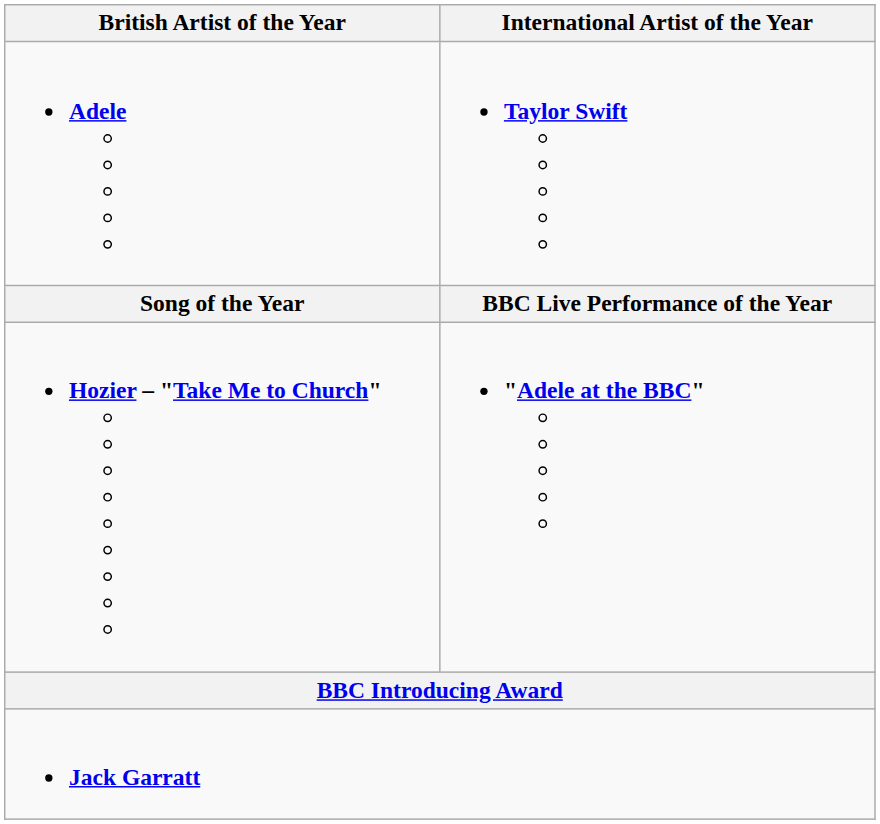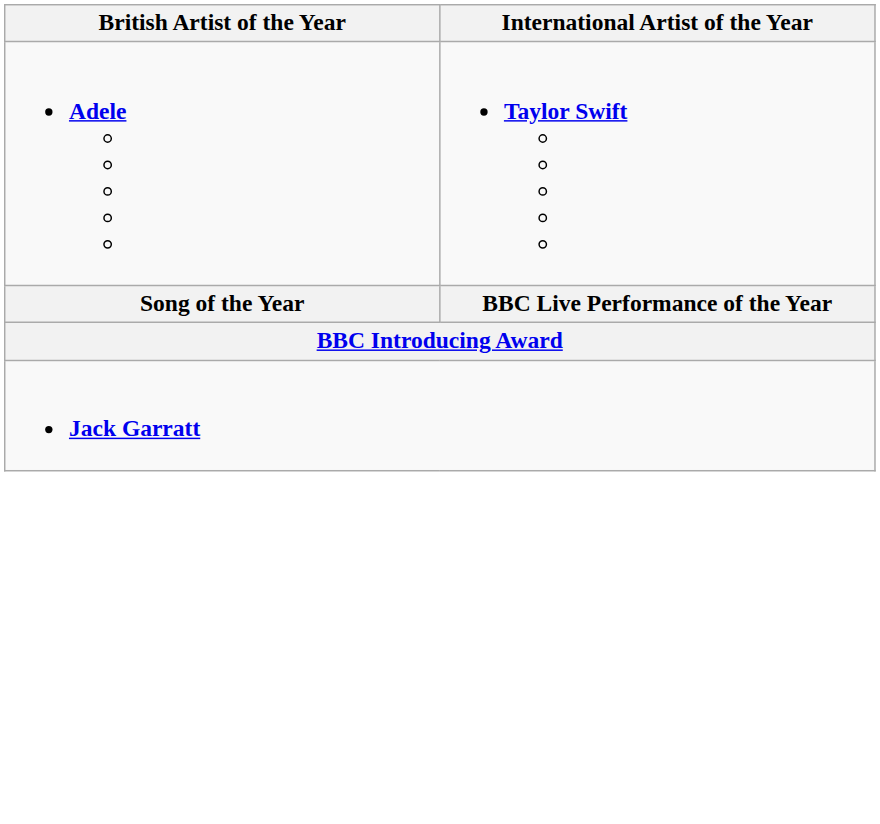- row: (222, 510)
